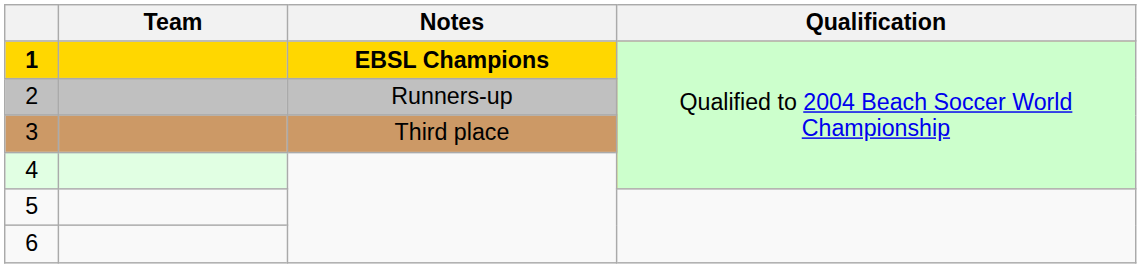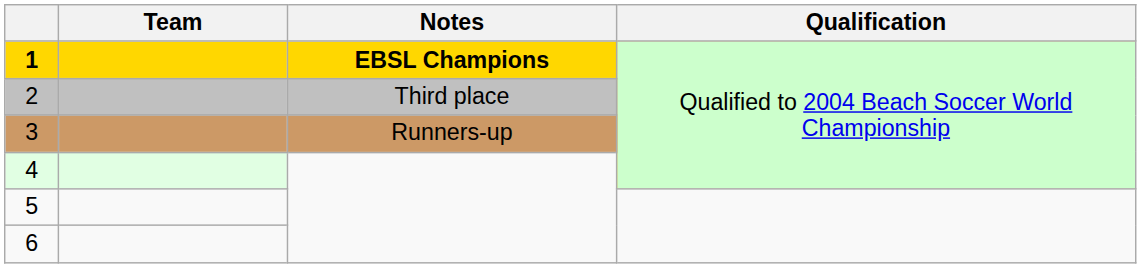(452, 96) Runners-up -> (452, 96) Third place
(452, 133) Third place -> (452, 133) Runners-up
